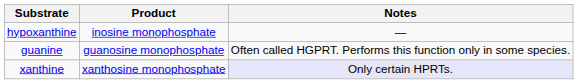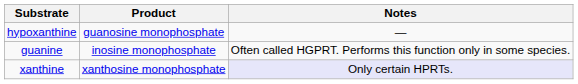(154, 32) inosine monophosphate -> (154, 32) guanosine monophosphate
(154, 50) guanosine monophosphate -> (154, 50) inosine monophosphate
